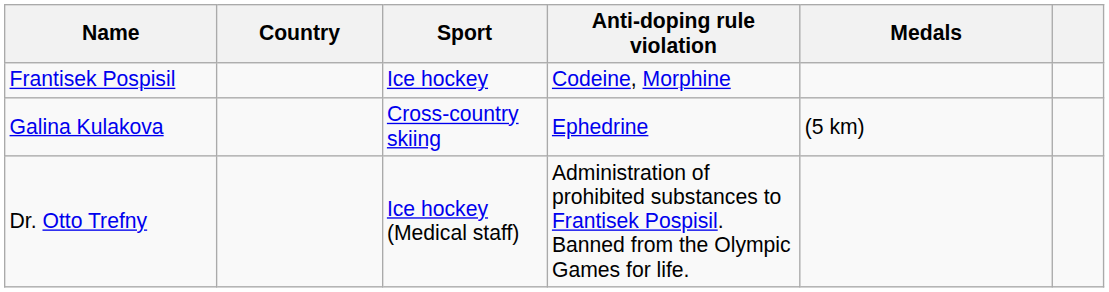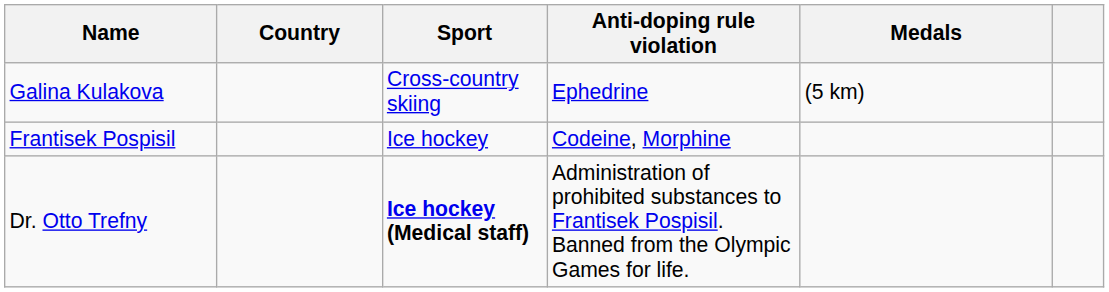rows swapped: (87, 125) <-> (92, 79)
(453, 220) normal -> (458, 220) bold
